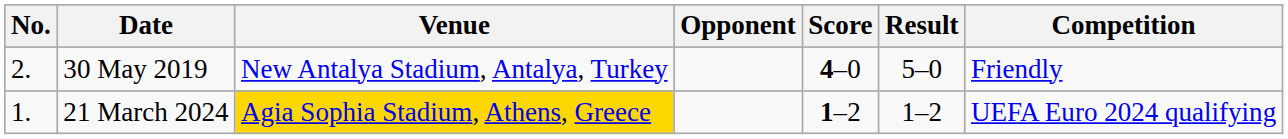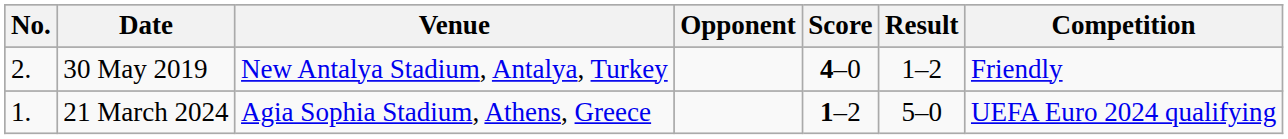(922, 68) 5–0 -> (922, 68) 1–2
(446, 111) gold background -> (446, 111) no background
(922, 111) 1–2 -> (922, 111) 5–0
